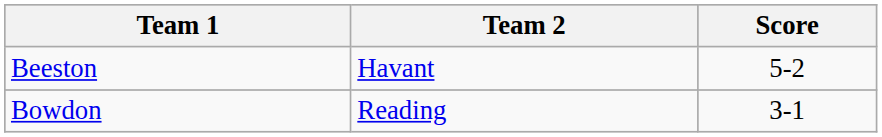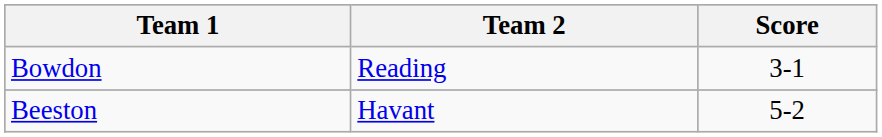rows swapped: (54, 68) <-> (56, 110)
